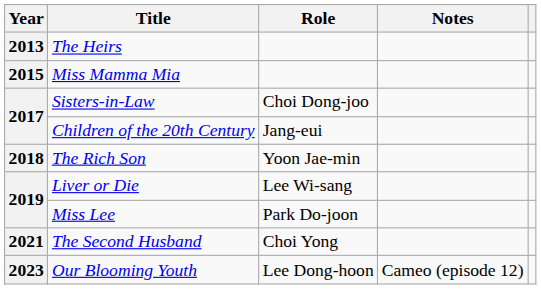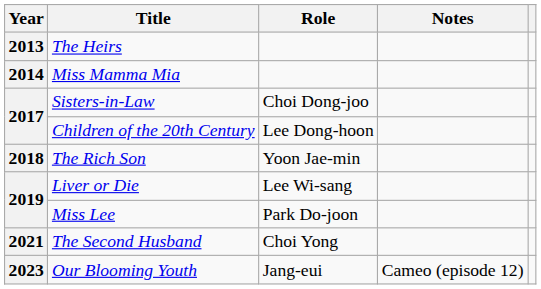(26, 74) 2015 -> (26, 74) 2014
(293, 130) Jang-eui -> (318, 130) Lee Dong-hoon
(318, 269) Lee Dong-hoon -> (293, 269) Jang-eui
